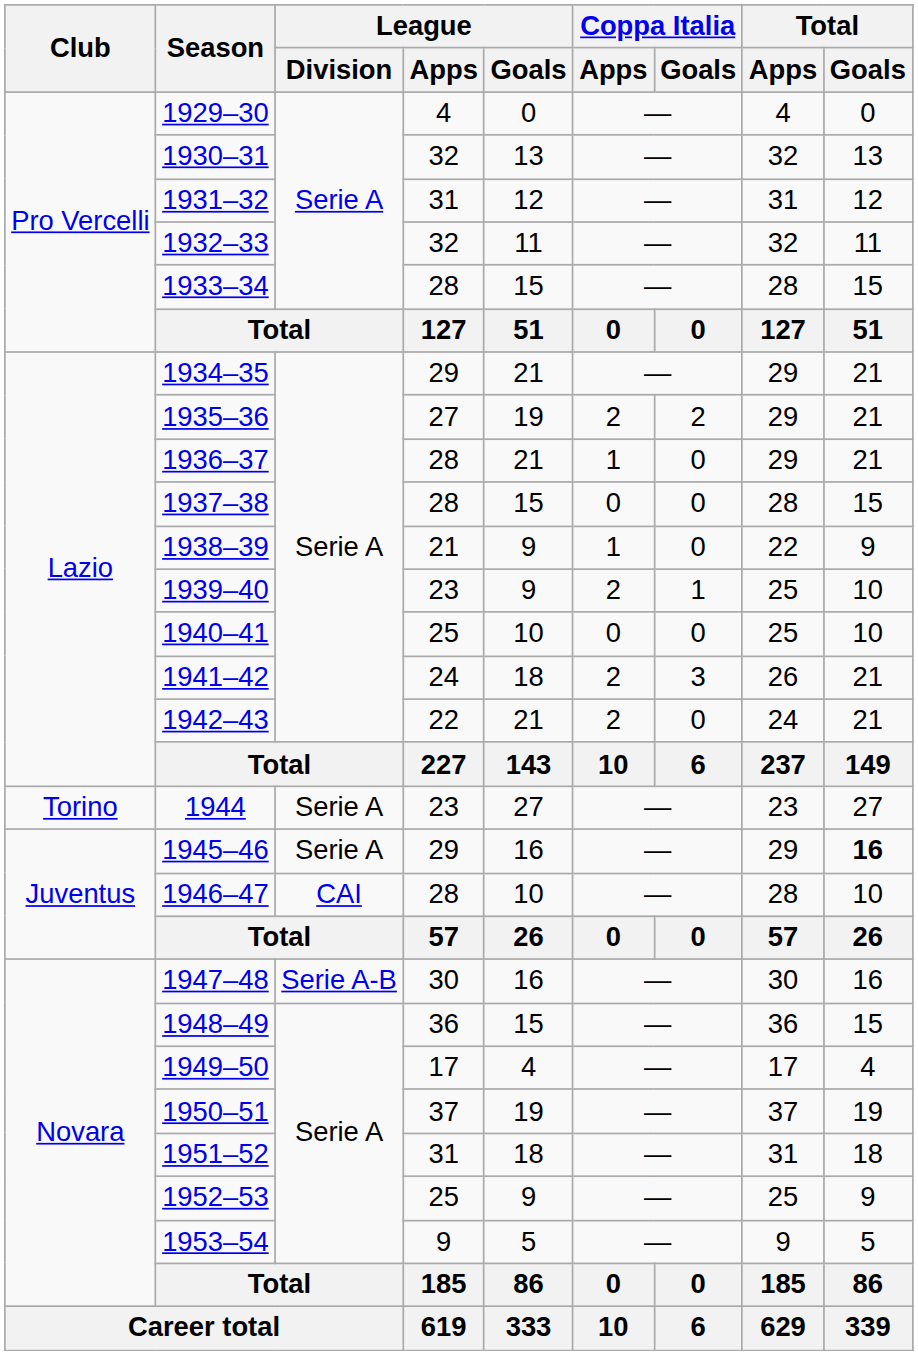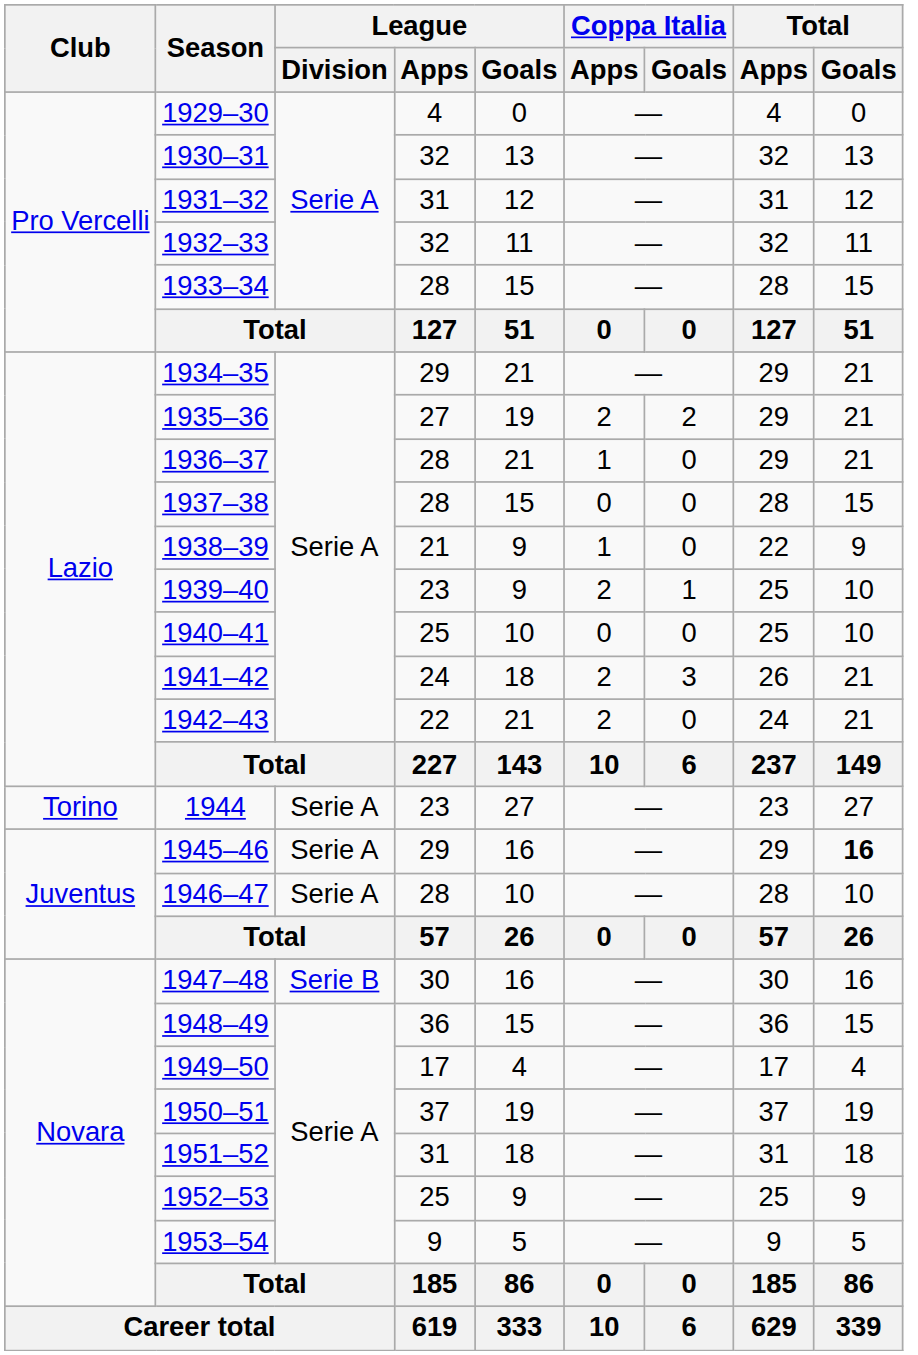(339, 894) CAI -> (334, 894) Serie A
(339, 980) Serie A-B -> (334, 980) Serie B
